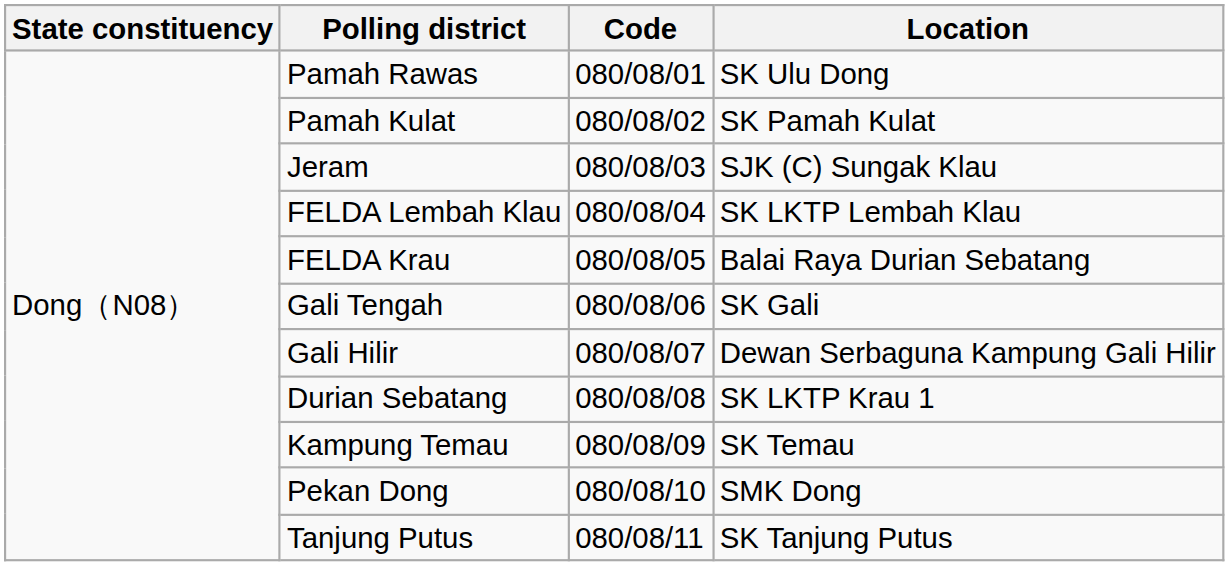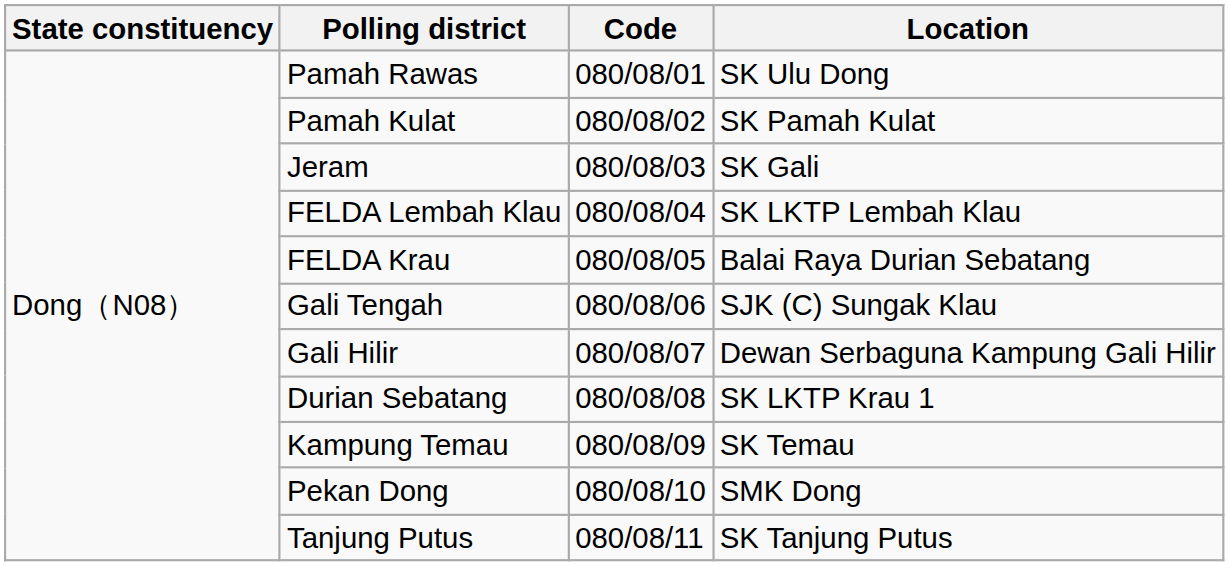(858, 167) SJK (C) Sungak Klau -> (769, 167) SK Gali
(769, 306) SK Gali -> (858, 306) SJK (C) Sungak Klau
